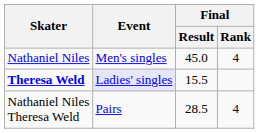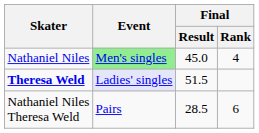(131, 58) no background -> (131, 58) lightgreen background
(196, 80) 15.5 -> (196, 80) 51.5
(236, 109) 4 -> (236, 109) 6
